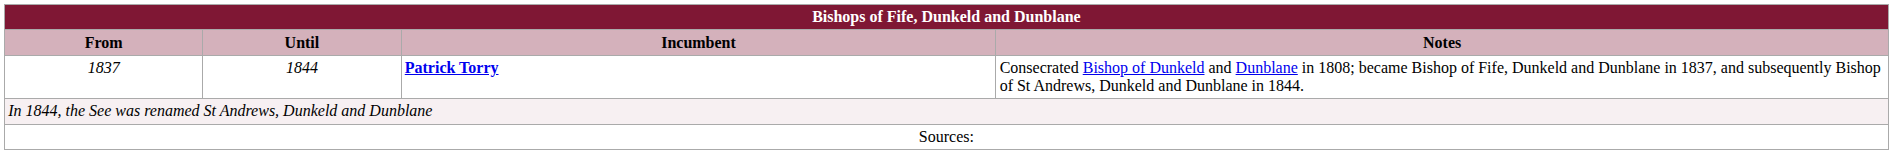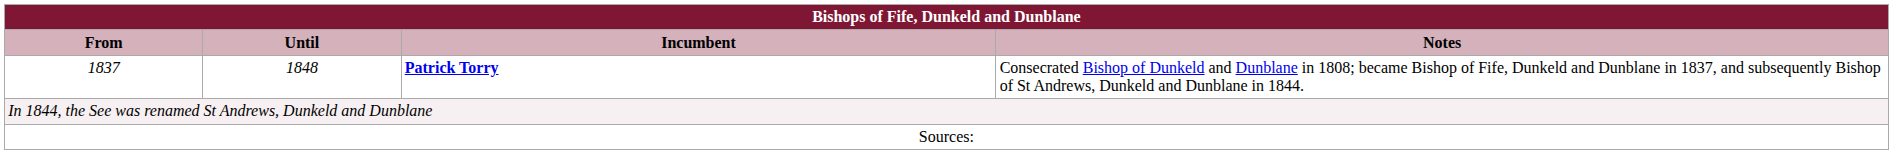(302, 67) 1844 -> (302, 67) 1848
